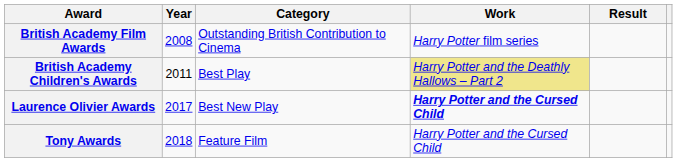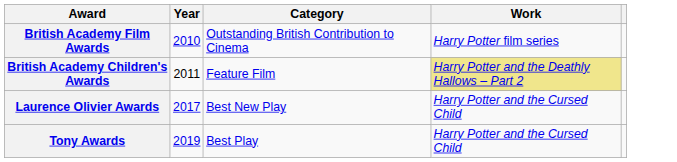- column: (628, 14)
(179, 40) 2008 -> (187, 40) 2010
(224, 74) Best Play -> (241, 74) Feature Film
(495, 107) bold -> (511, 107) normal
(179, 140) 2018 -> (187, 140) 2019
(233, 140) Feature Film -> (232, 140) Best Play
